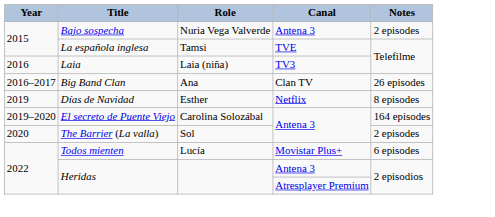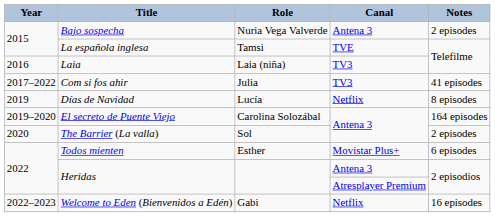- row: (93, 82)
+ row: (94, 82)
(194, 99) Esther -> (250, 99) Lucía
(192, 151) Lucía -> (251, 151) Esther
+ row: (147, 202)
